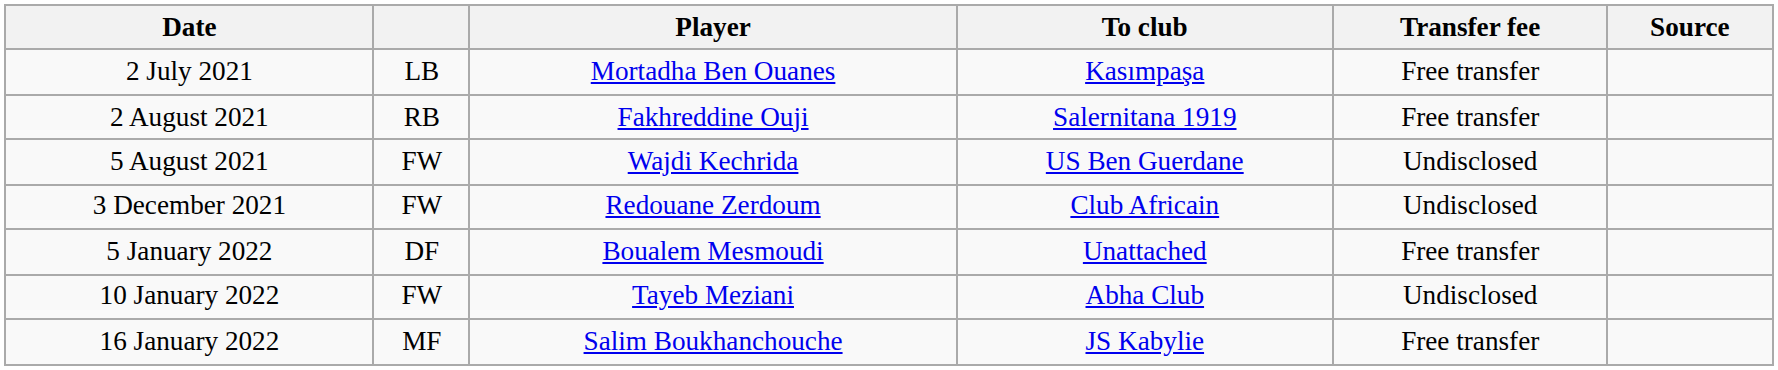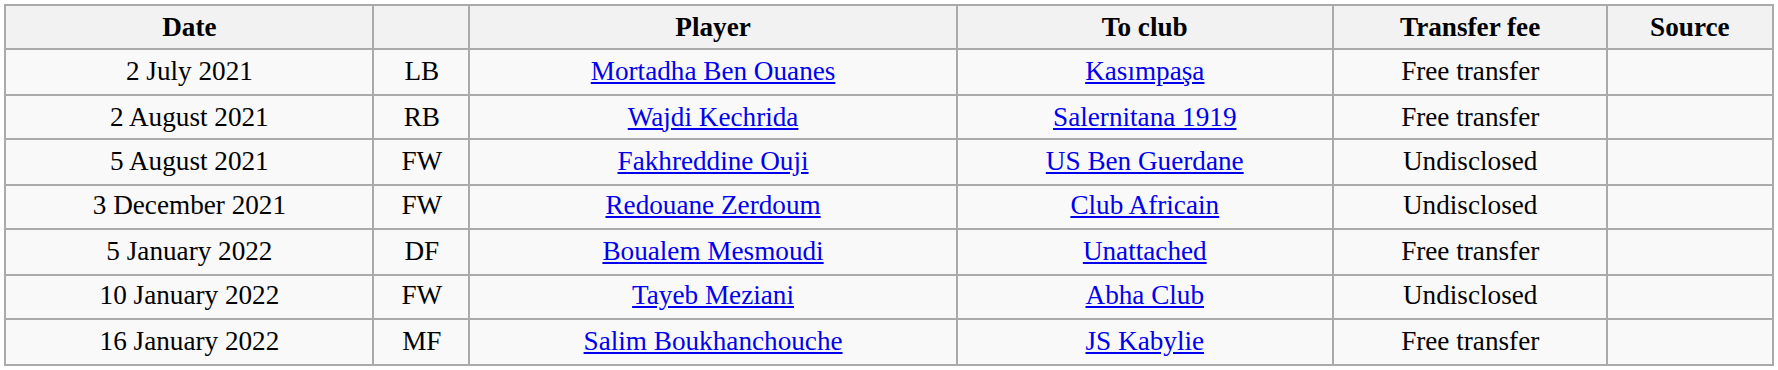(713, 116) Fakhreddine Ouji -> (713, 116) Wajdi Kechrida
(713, 161) Wajdi Kechrida -> (713, 161) Fakhreddine Ouji
